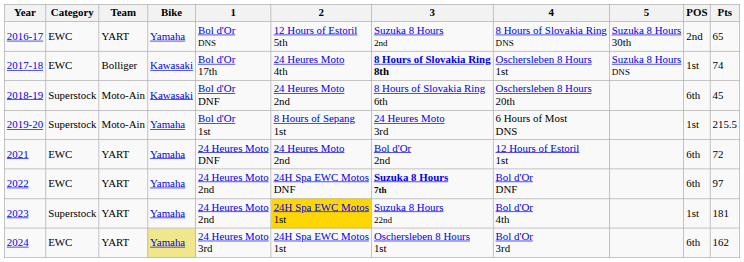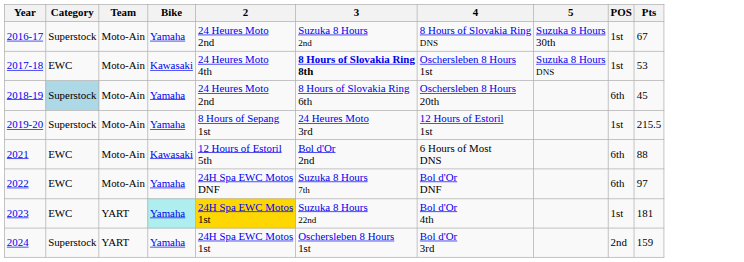- column: (233, 13)
(60, 36) EWC -> (72, 36) Superstock
(115, 36) YART -> (123, 36) Moto-Ain
(316, 36) 12 Hours of Estoril 5th -> (233, 36) 24 Heures Moto 2nd
(694, 36) 2nd -> (617, 36) 1st
(718, 36) 65 -> (642, 36) 67
(119, 65) Bolliger -> (123, 65) Moto-Ain
(718, 65) 74 -> (642, 65) 53
(72, 95) no background -> (72, 95) lightblue background
(171, 95) Kawasaki -> (168, 95) Yamaha
(531, 124) 6 Hours of Most DNS -> (462, 124) 12 Hours of Estoril 1st
(115, 154) YART -> (123, 154) Moto-Ain
(168, 154) Yamaha -> (171, 154) Kawasaki
(309, 154) 24 Heures Moto 2nd -> (240, 154) 12 Hours of Estoril 5th
(537, 154) 12 Hours of Estoril 1st -> (456, 154) 6 Hours of Most DNS
(718, 154) 72 -> (642, 154) 88
(115, 183) YART -> (123, 183) Moto-Ain
(411, 183) bold -> (333, 183) normal
(72, 213) Superstock -> (60, 213) EWC
(168, 213) no background -> (168, 213) paleturquoise background
(60, 242) EWC -> (72, 242) Superstock
(168, 242) khaki background -> (168, 242) no background
(693, 242) 6th -> (619, 242) 2nd
(721, 242) 162 -> (645, 242) 159
